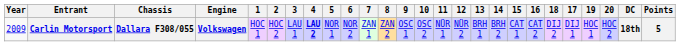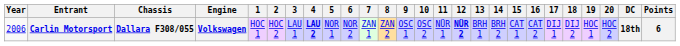columns swapped: (572, 11) <-> (554, 11)
(16, 29) 2009 -> (16, 29) 2006
(461, 29) normal -> (461, 29) bold
(659, 29) 5 -> (659, 29) 6
